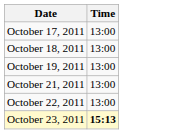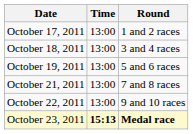+ column: (153, 13)
